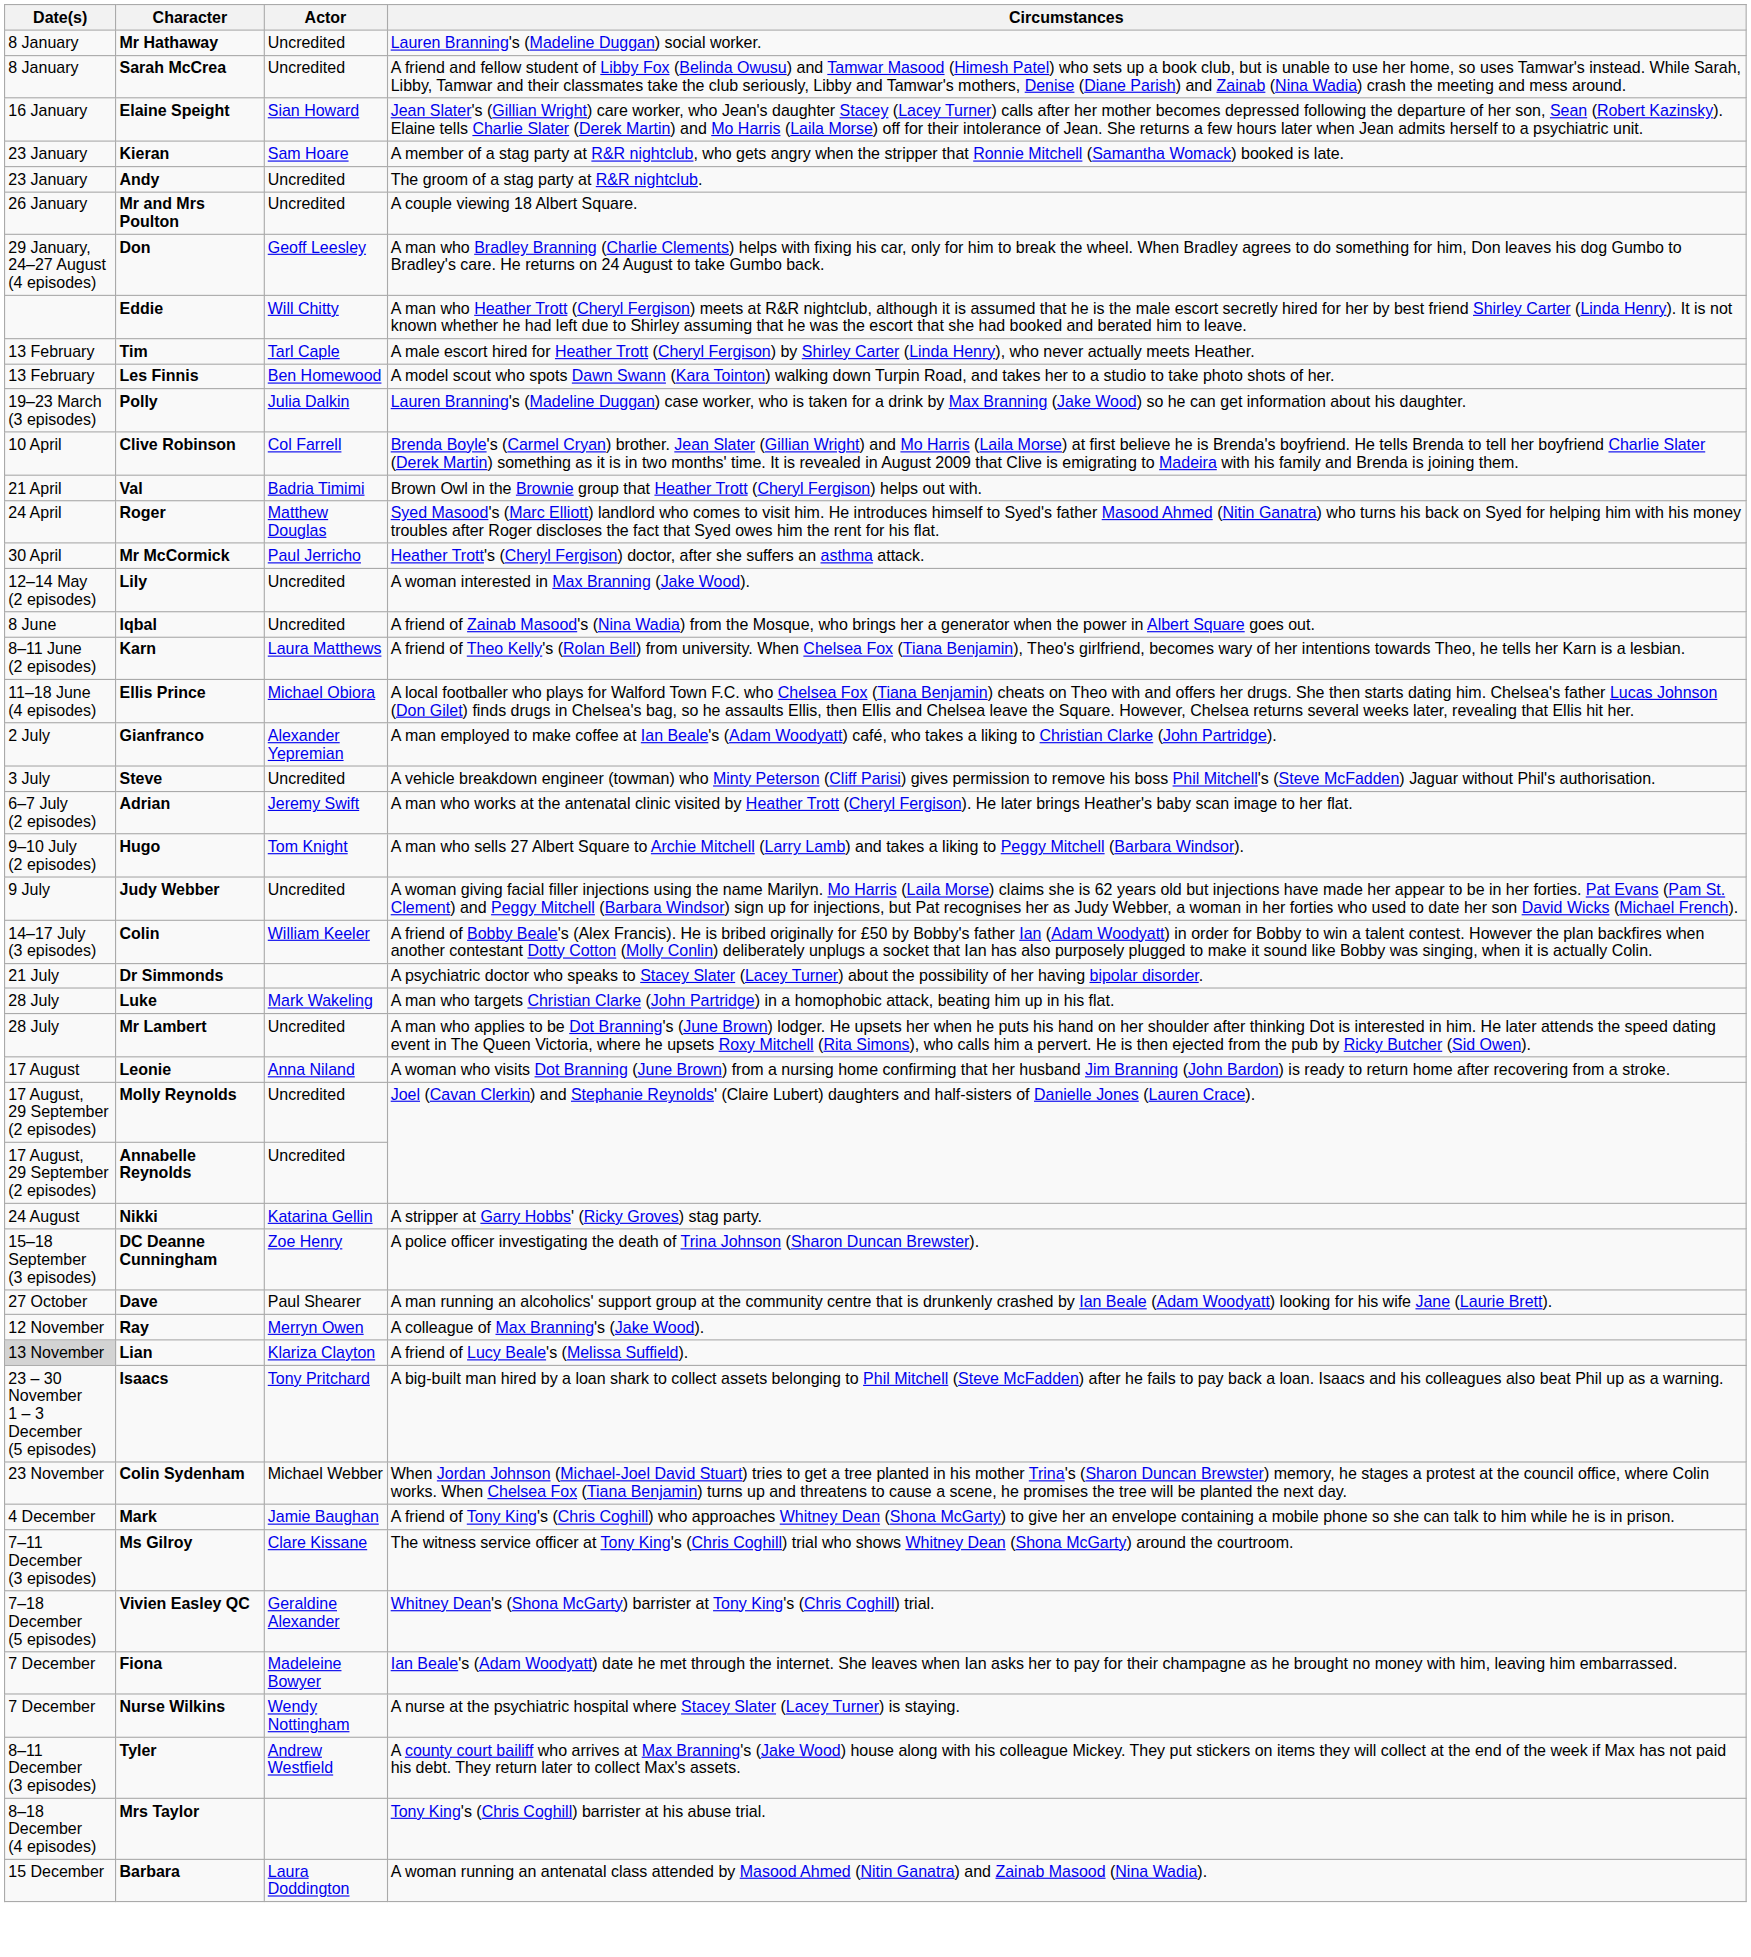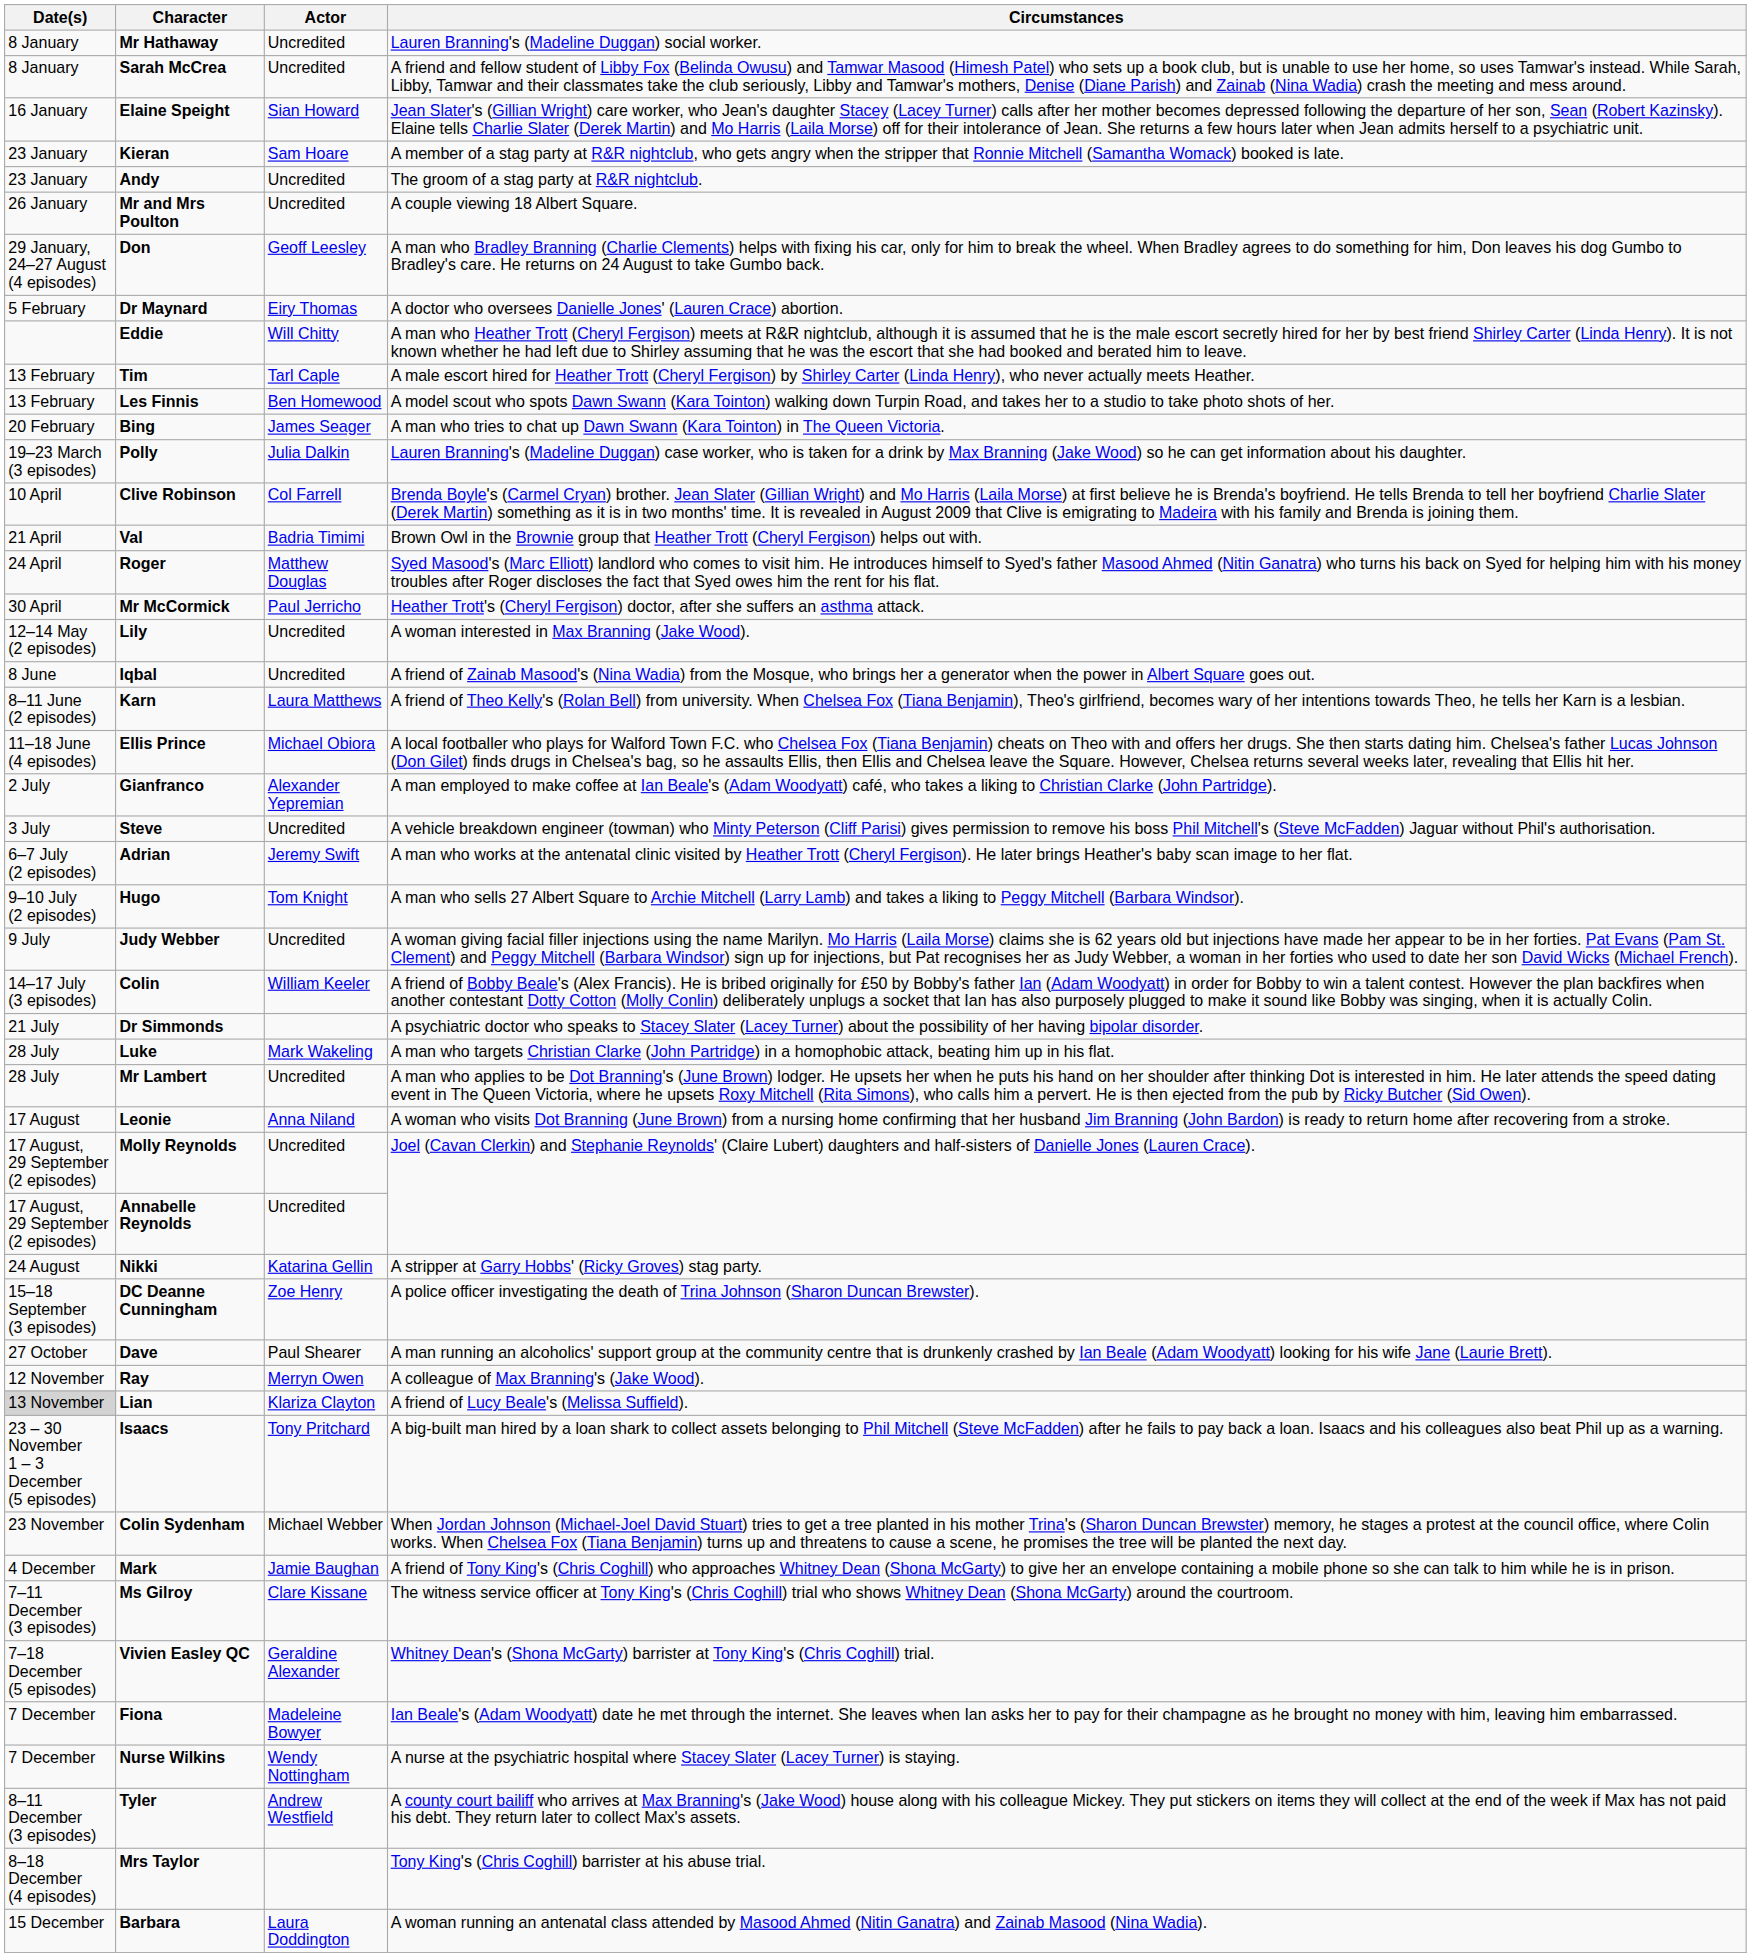+ row: (164, 308)
+ row: (137, 427)
